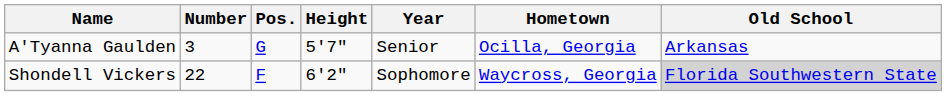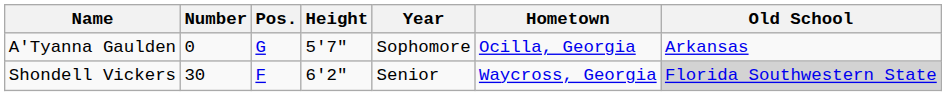(190, 47) 3 -> (190, 47) 0
(408, 47) Senior -> (424, 47) Sophomore
(195, 76) 22 -> (195, 76) 30
(424, 76) Sophomore -> (408, 76) Senior
